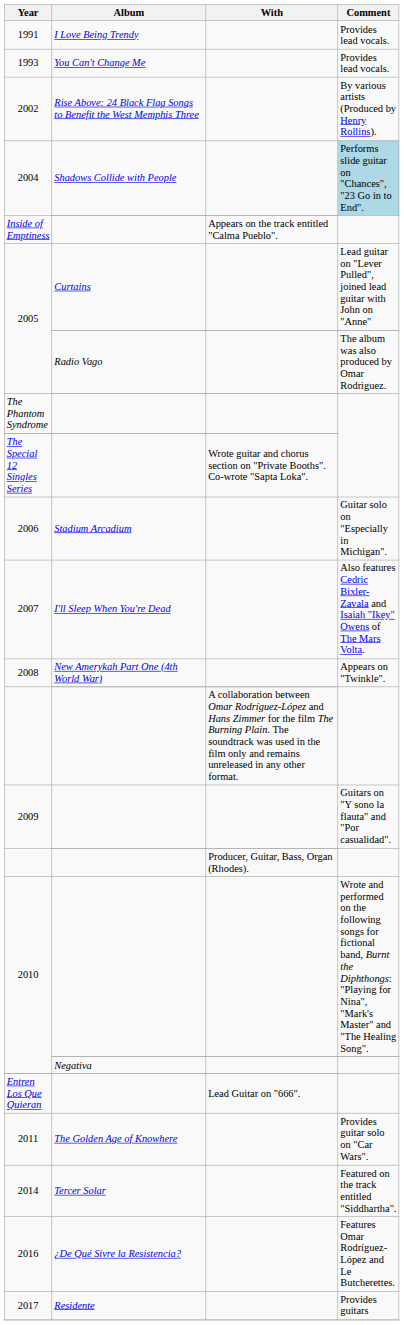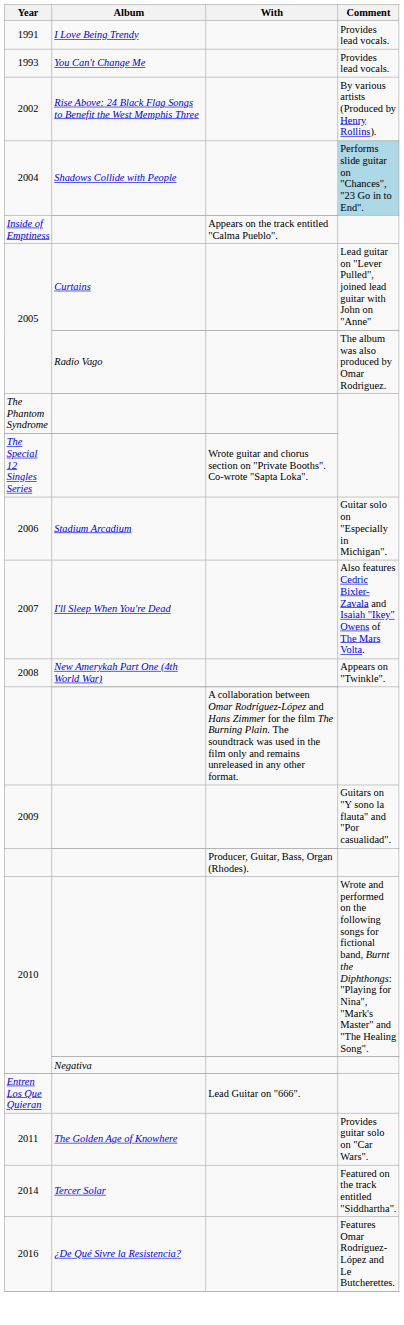- row: (28, 1305)
